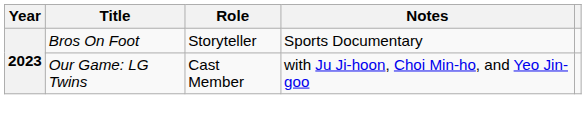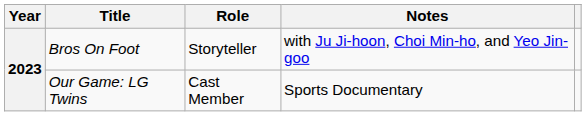(353, 40) Sports Documentary -> (426, 49) with Ju Ji-hoon, Choi Min-ho, and Yeo Jin-goo
(426, 73) with Ju Ji-hoon, Choi Min-ho, and Yeo Jin-goo -> (353, 90) Sports Documentary
